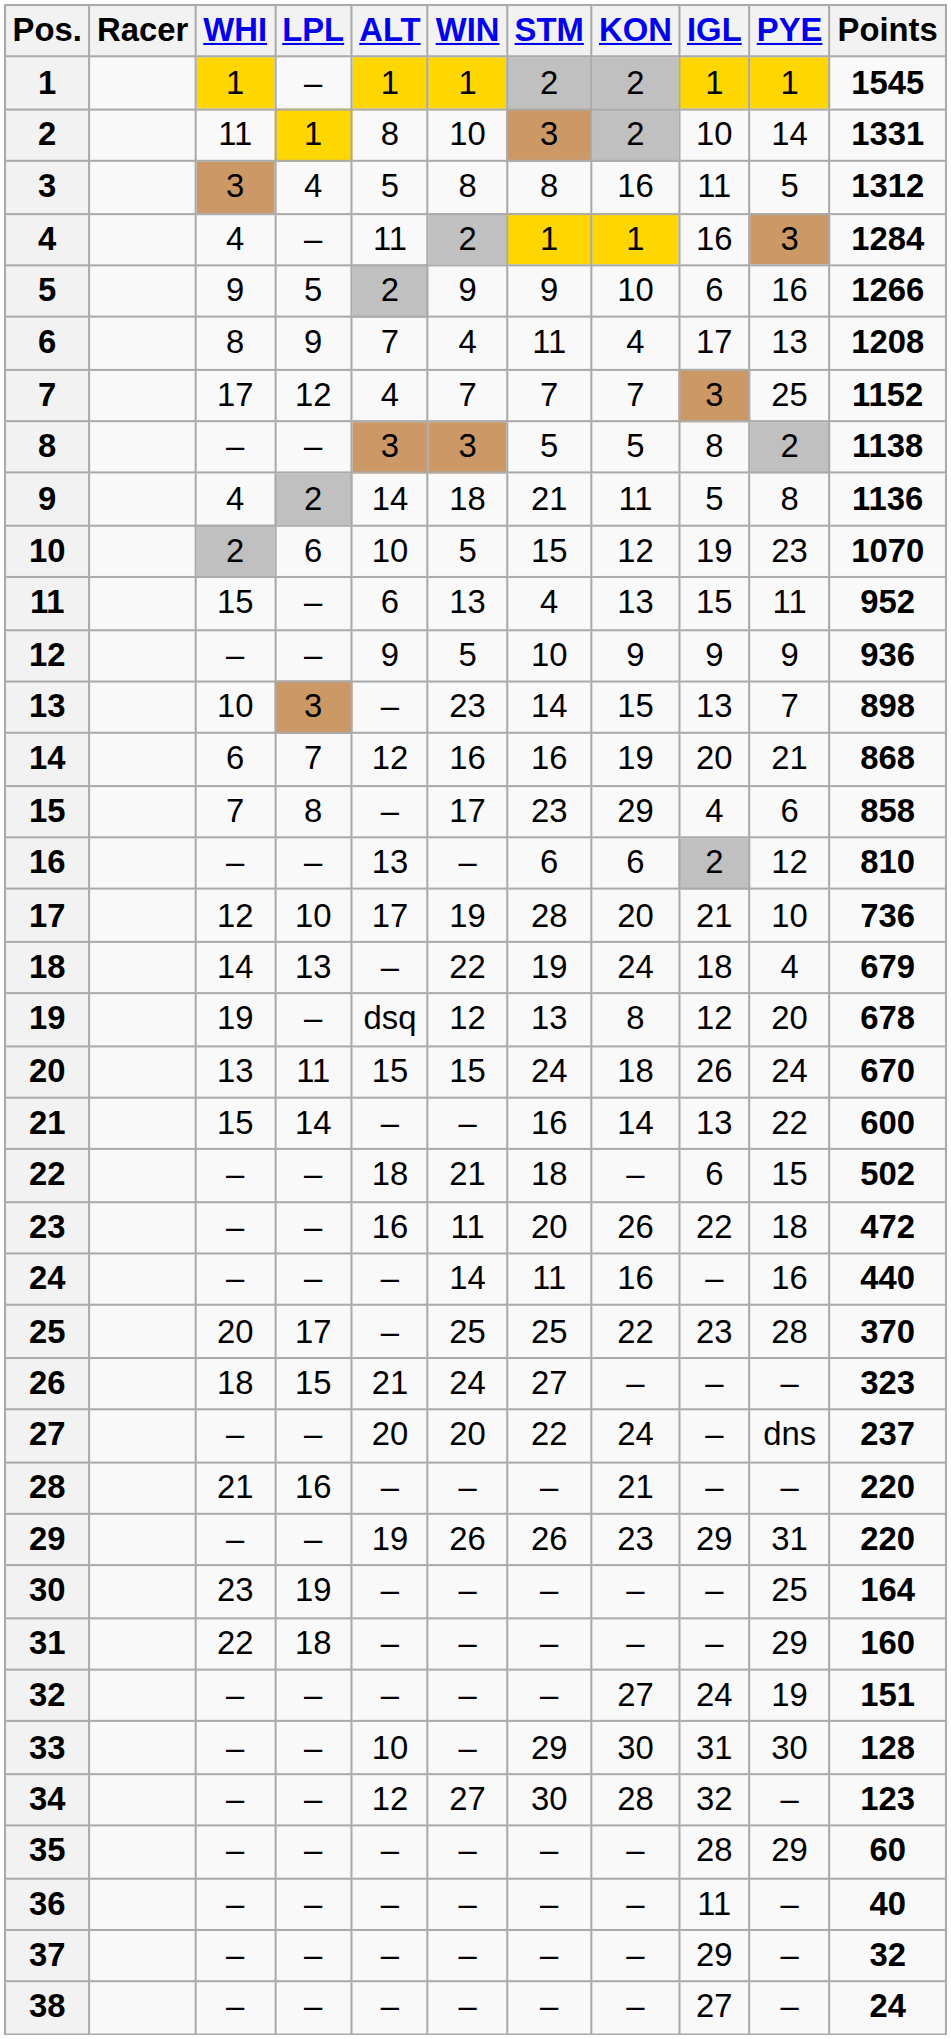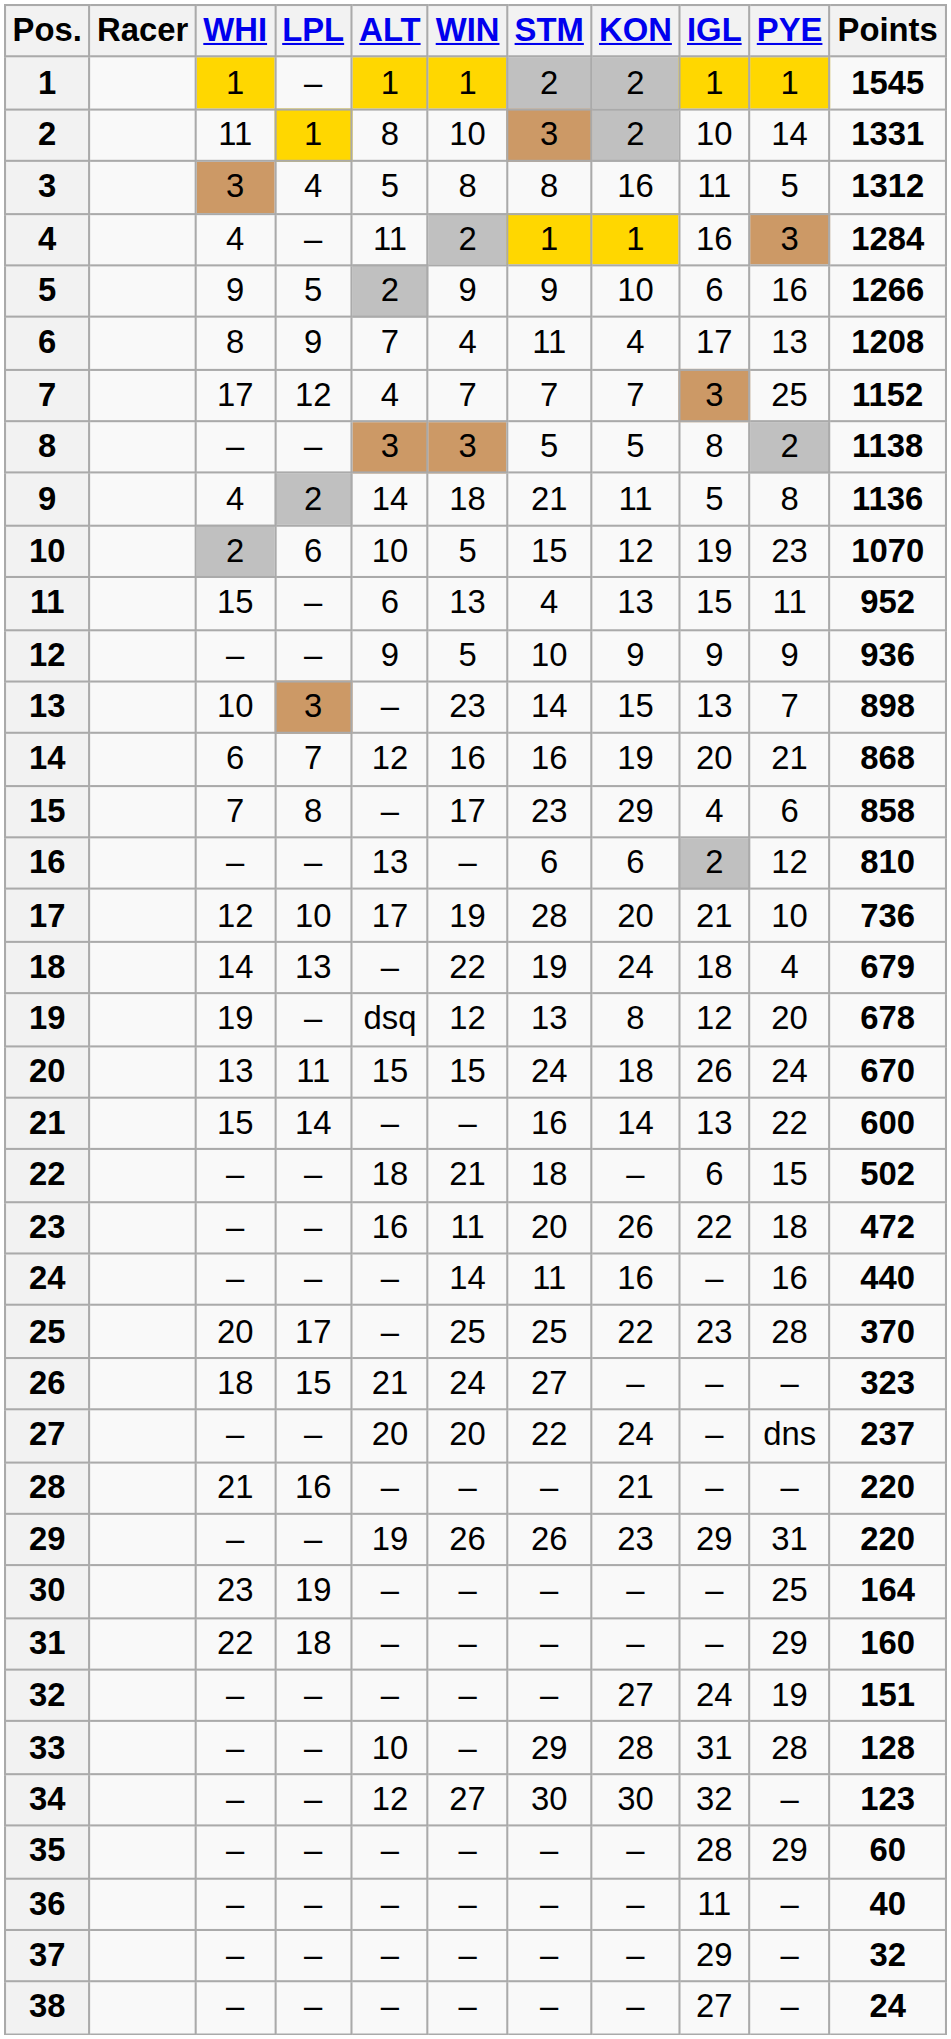(635, 1747) 30 -> (635, 1747) 28
(790, 1747) 30 -> (790, 1747) 28
(635, 1799) 28 -> (635, 1799) 30
